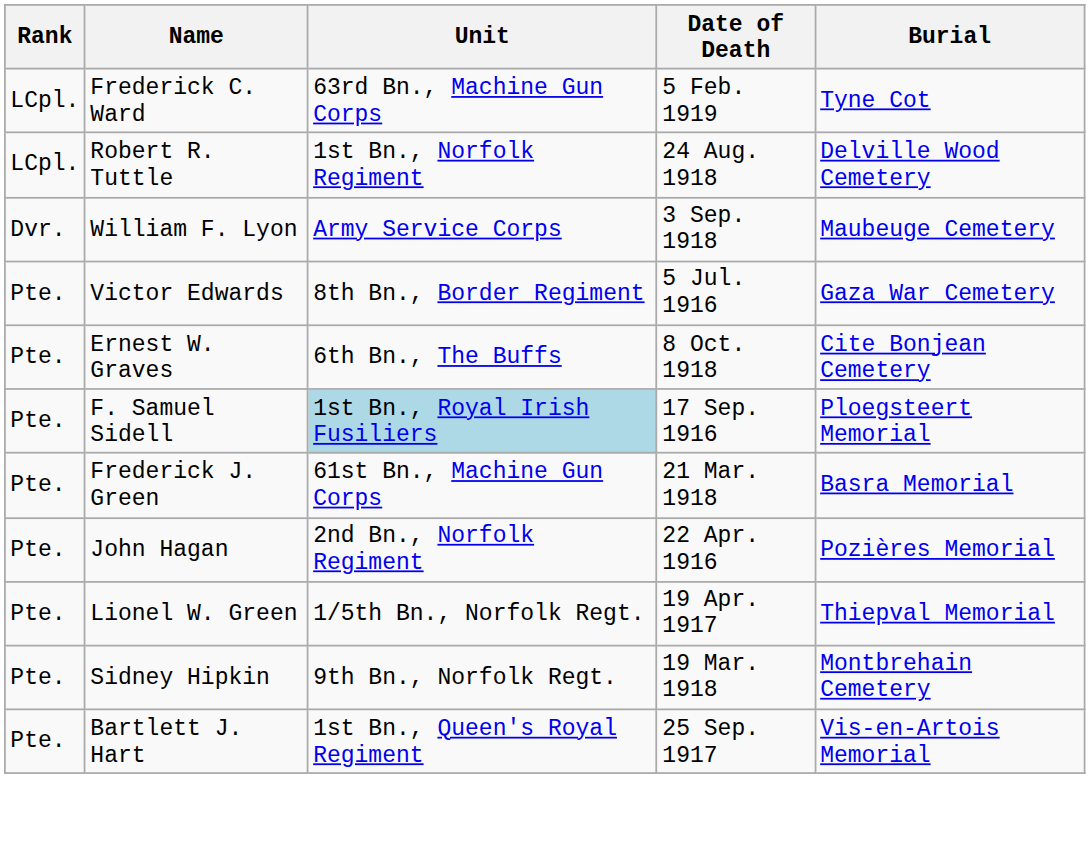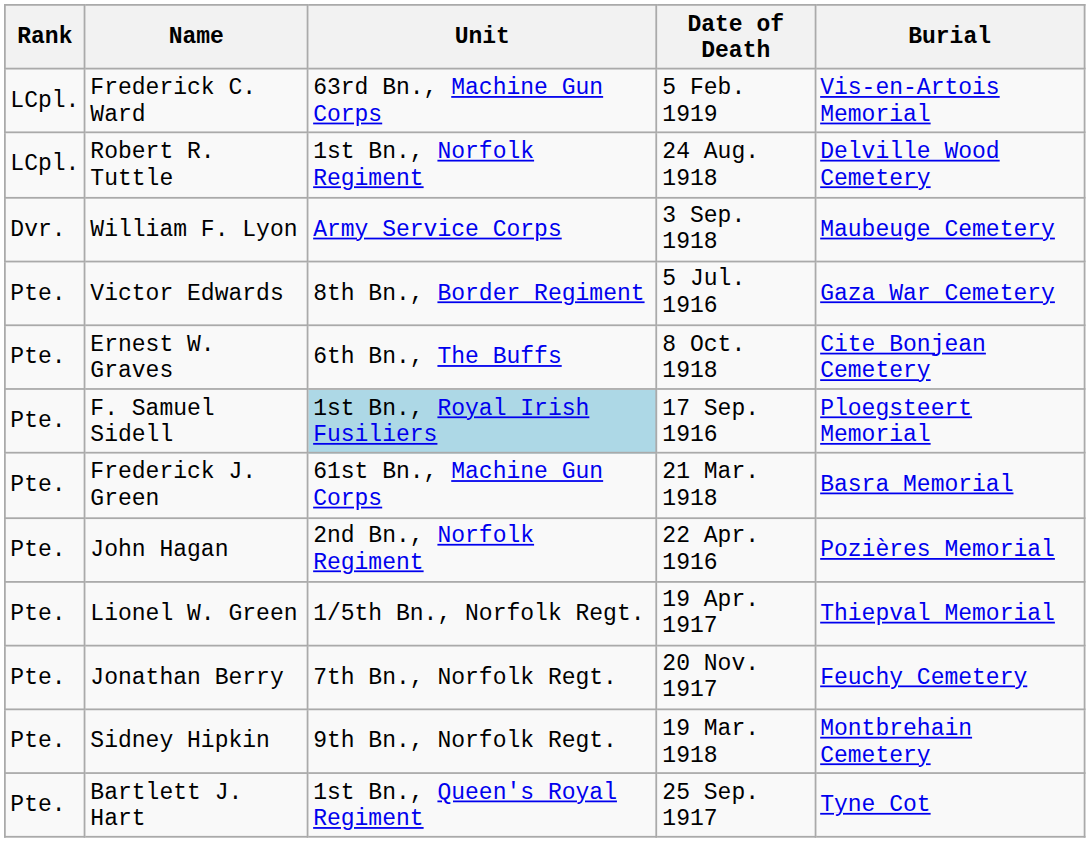(875, 101) Tyne Cot -> (910, 101) Vis-en-Artois Memorial
+ row: (187, 677)
(910, 741) Vis-en-Artois Memorial -> (875, 806) Tyne Cot
